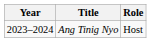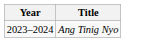- column: (133, 12)
